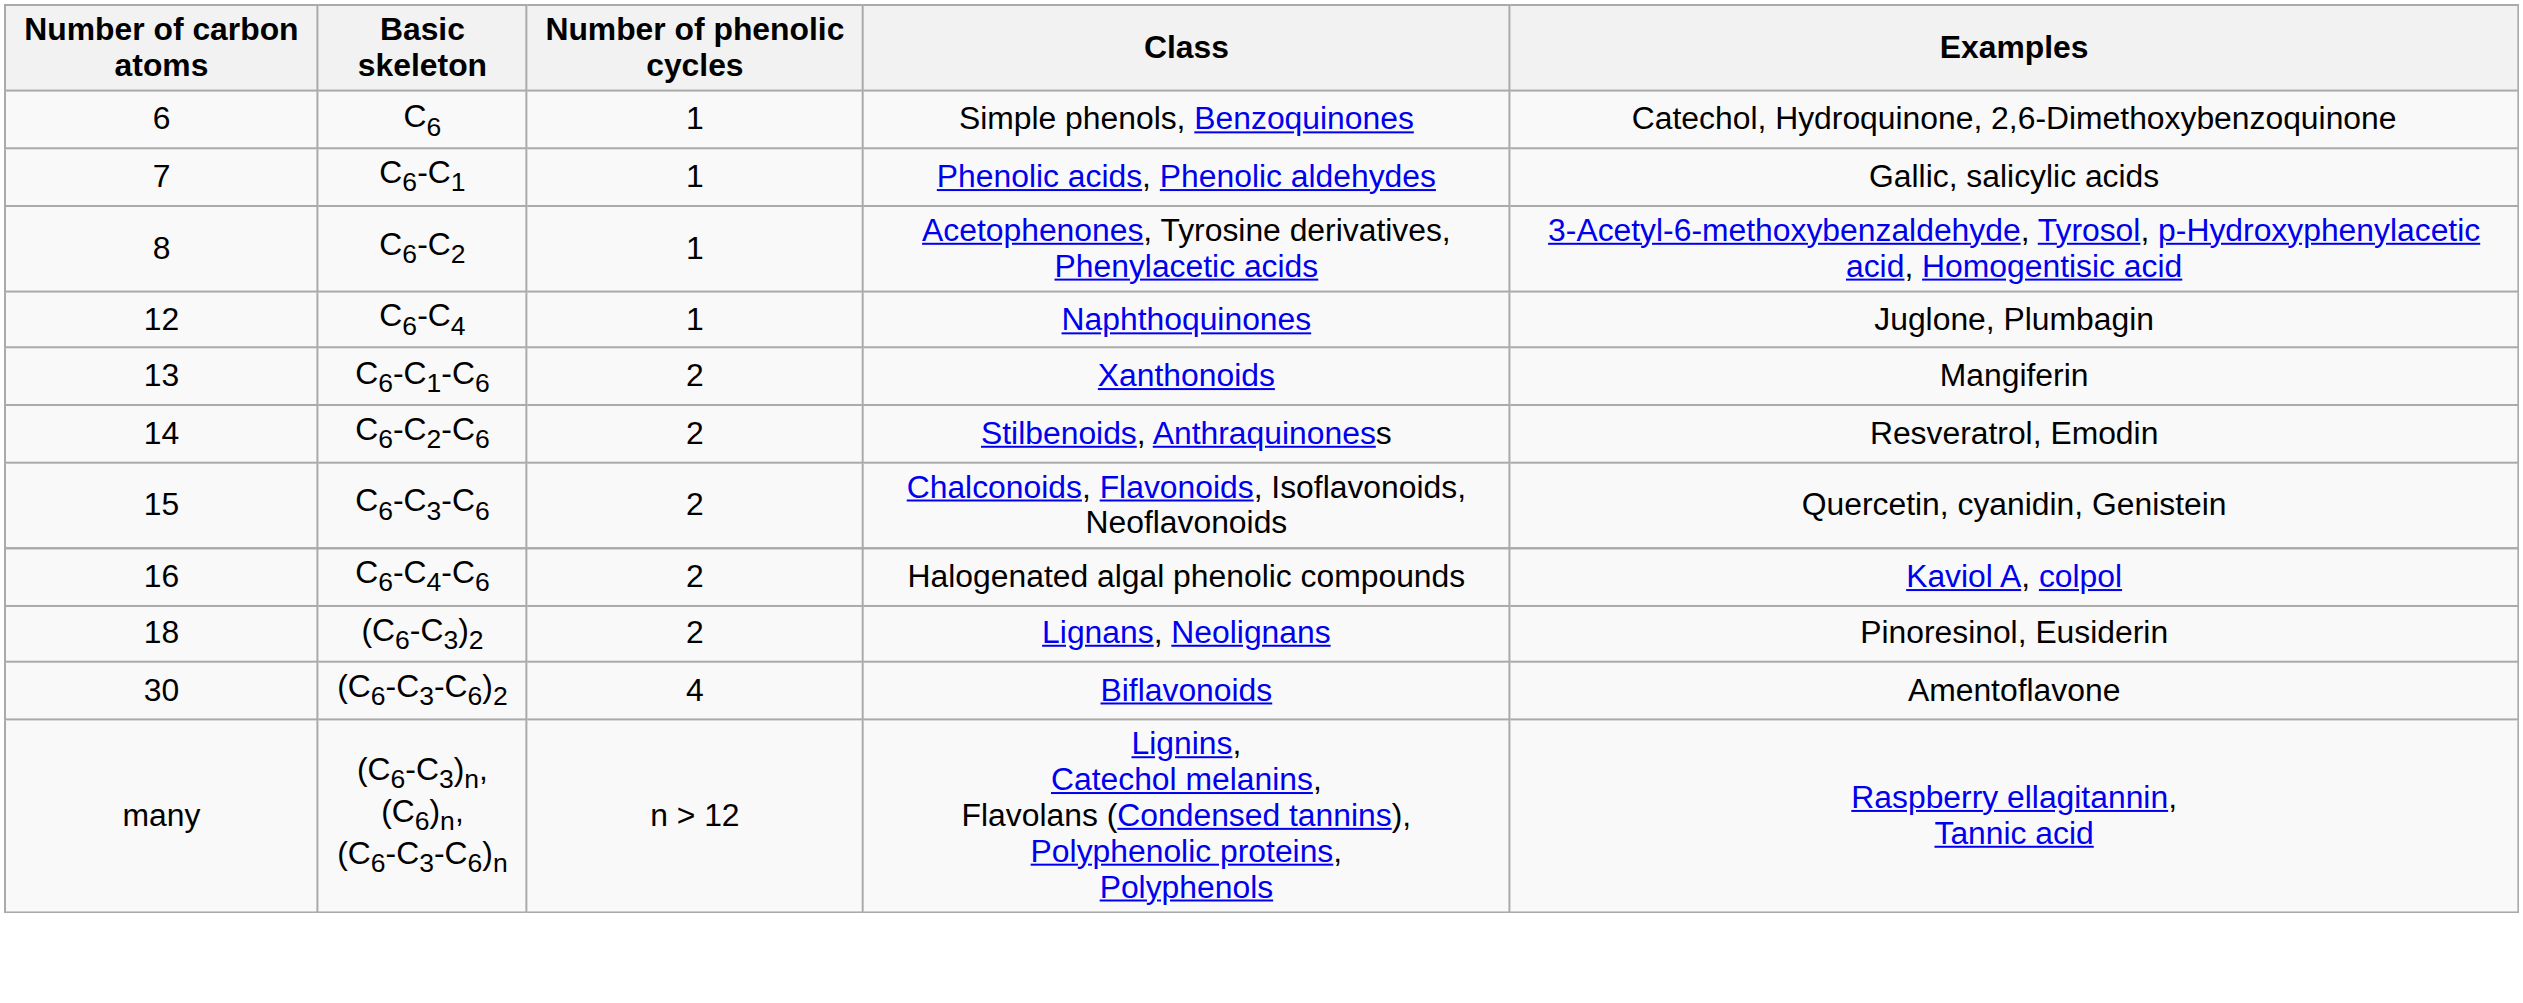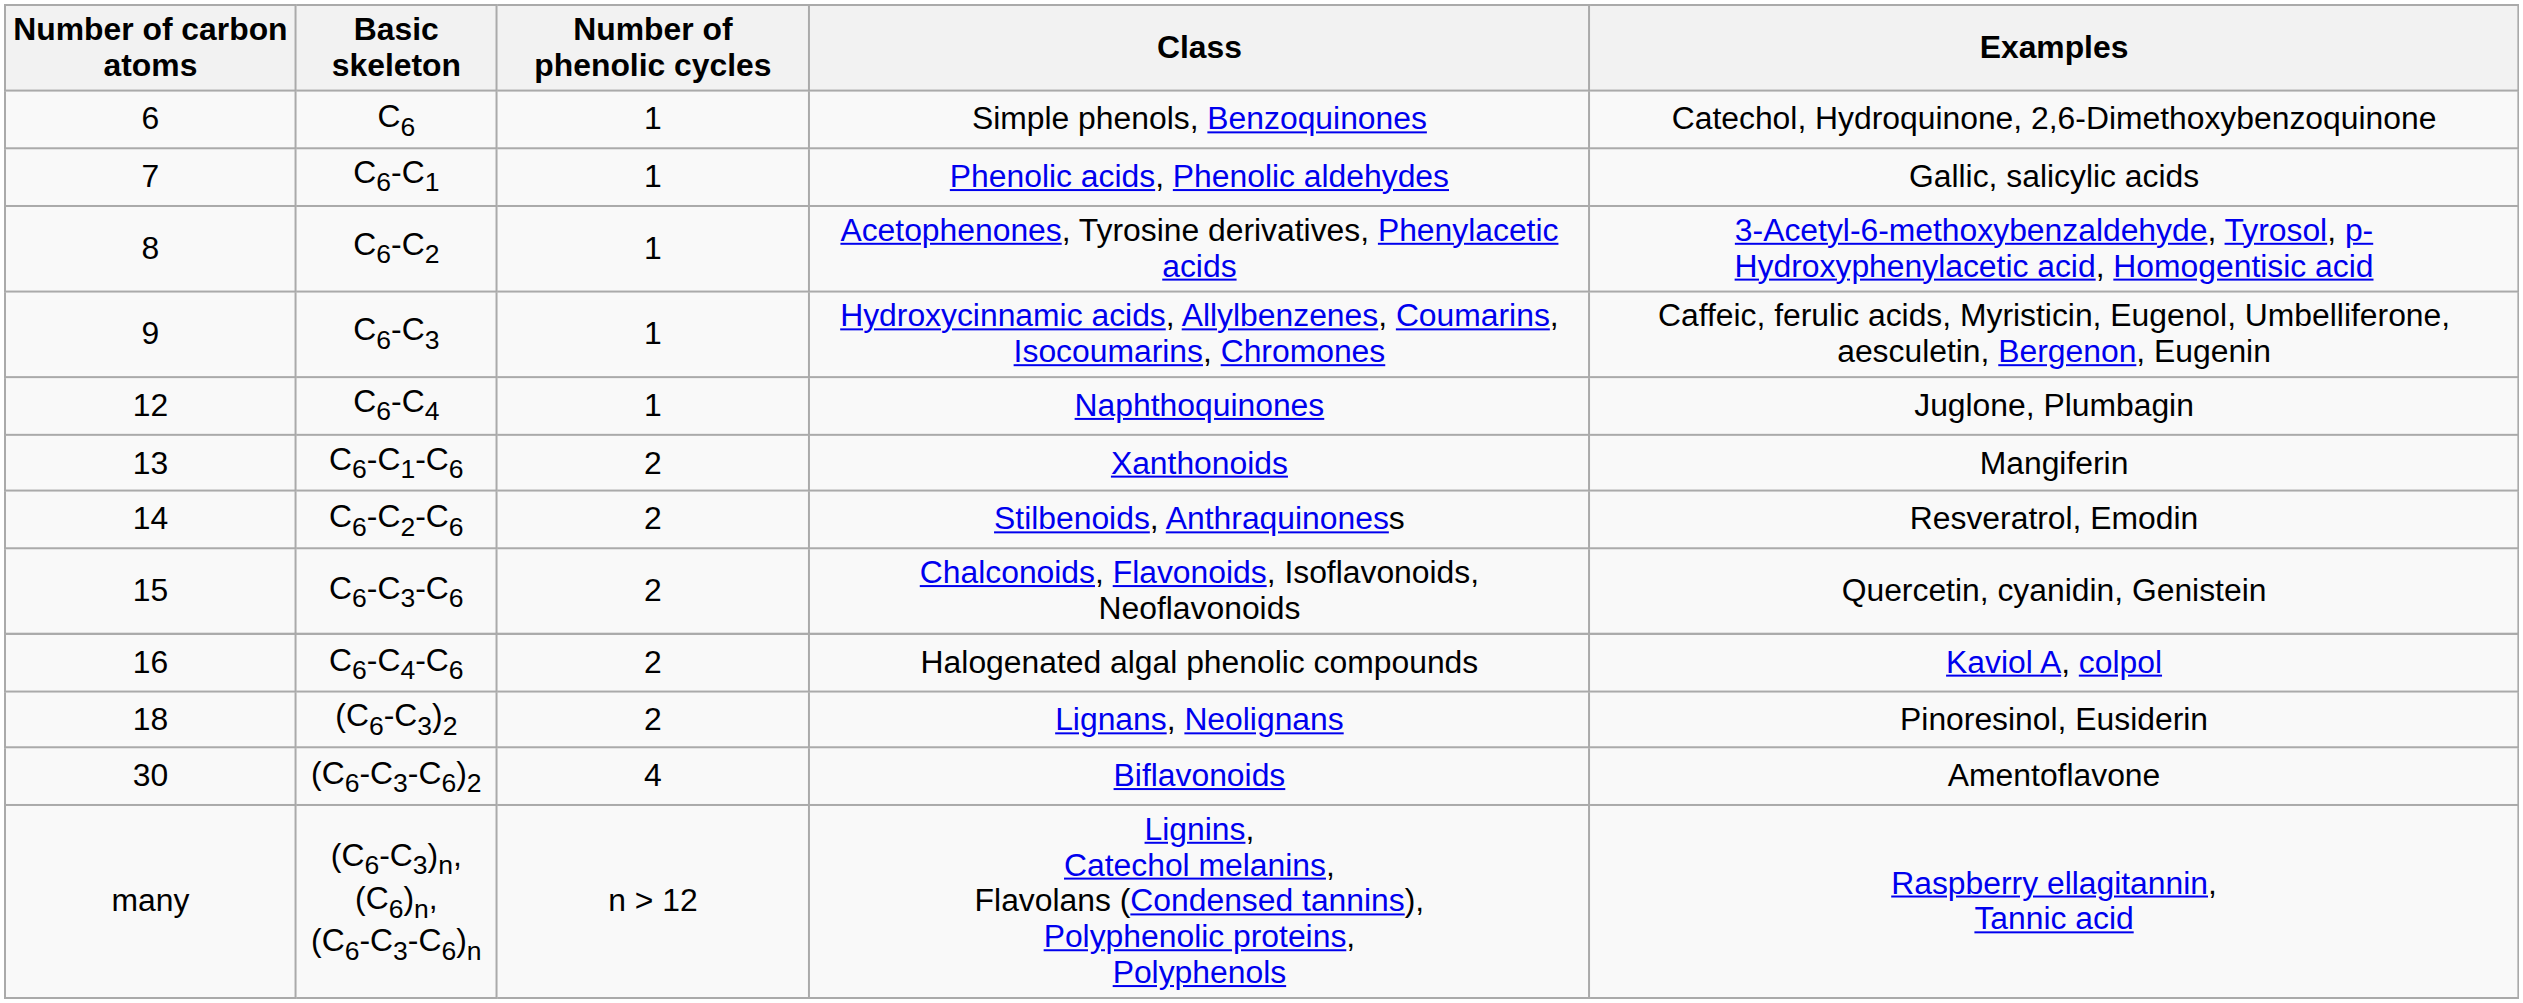+ row: (396, 334)
